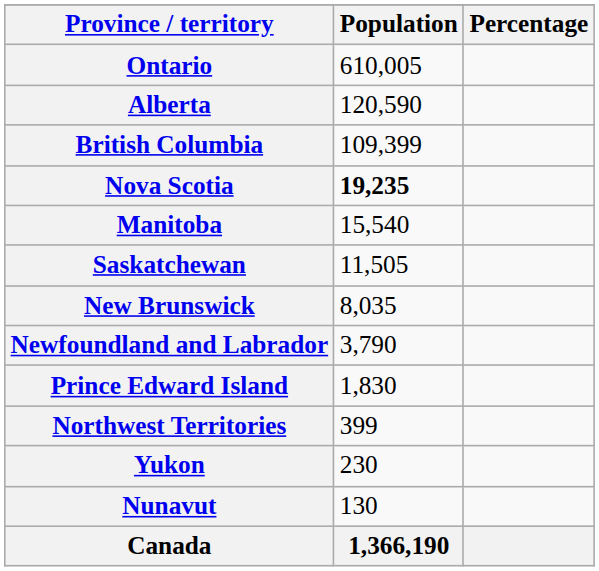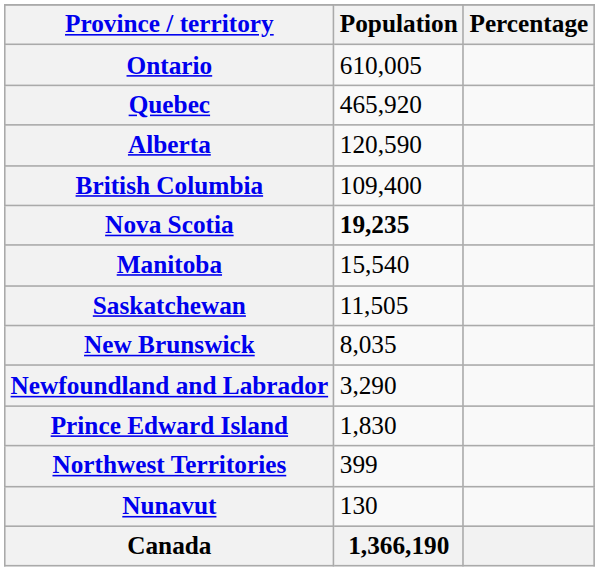+ row: (169, 104)
(381, 144) 109,399 -> (381, 184) 109,400
(368, 345) 3,790 -> (368, 385) 3,290
- row: (169, 465)
